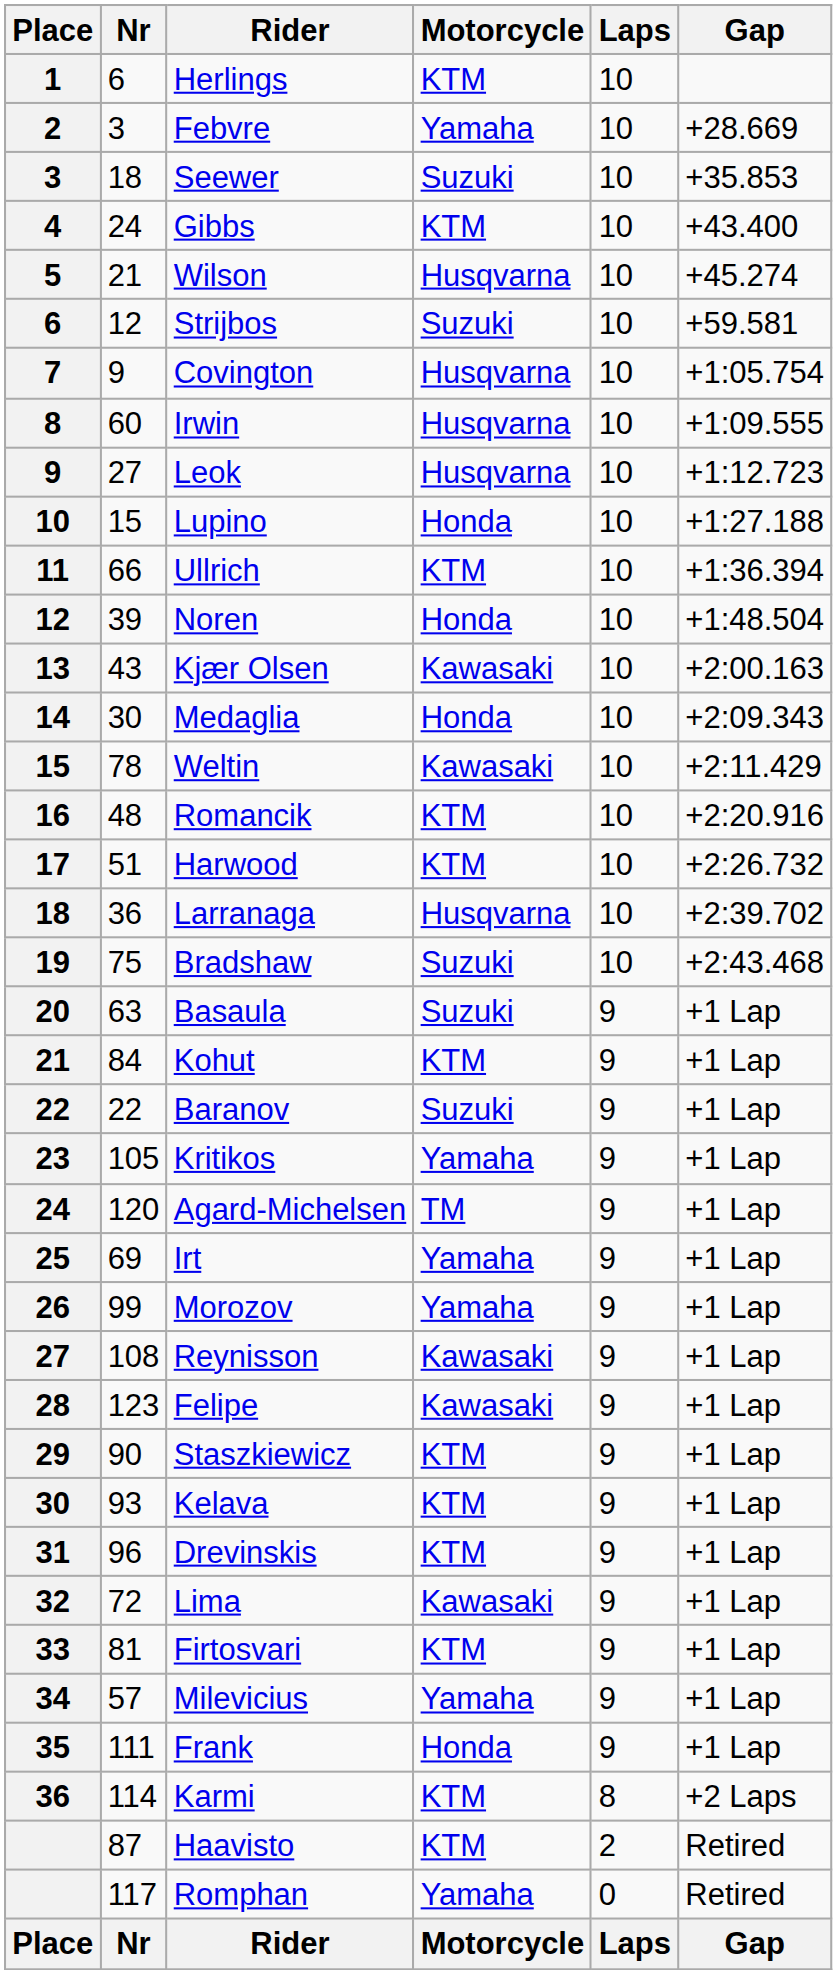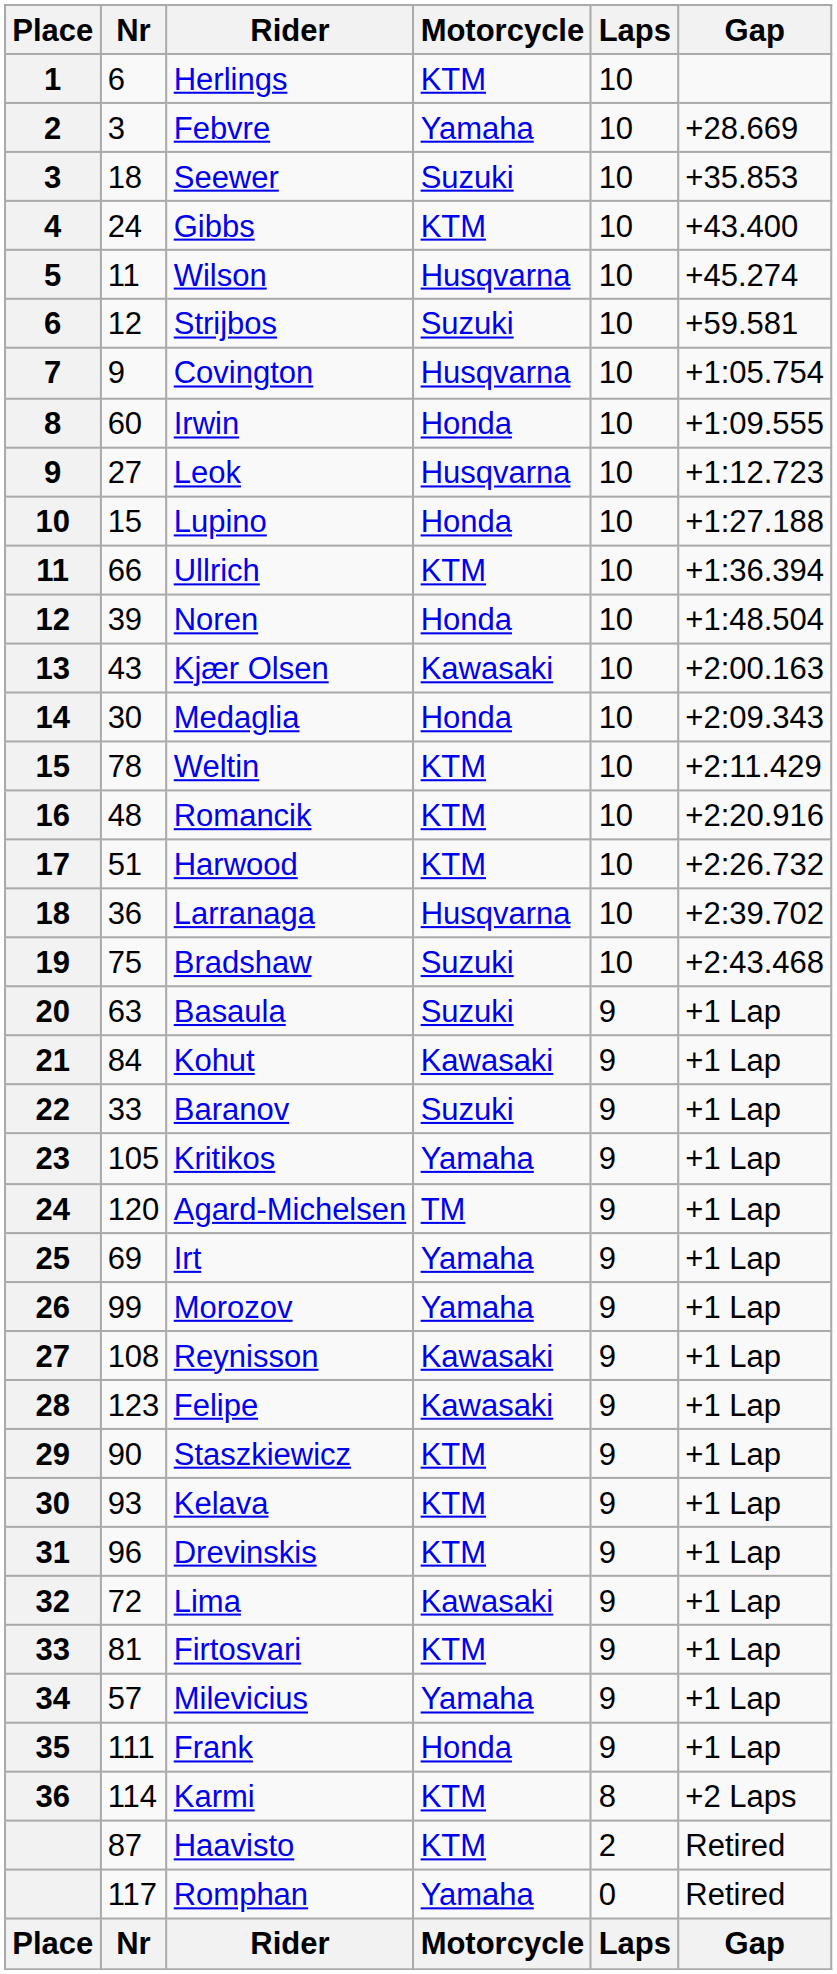(125, 275) 21 -> (124, 275) 11
(496, 422) Husqvarna -> (466, 422) Honda
(487, 766) Kawasaki -> (453, 766) KTM
(453, 1061) KTM -> (487, 1061) Kawasaki
(125, 1110) 22 -> (125, 1110) 33
